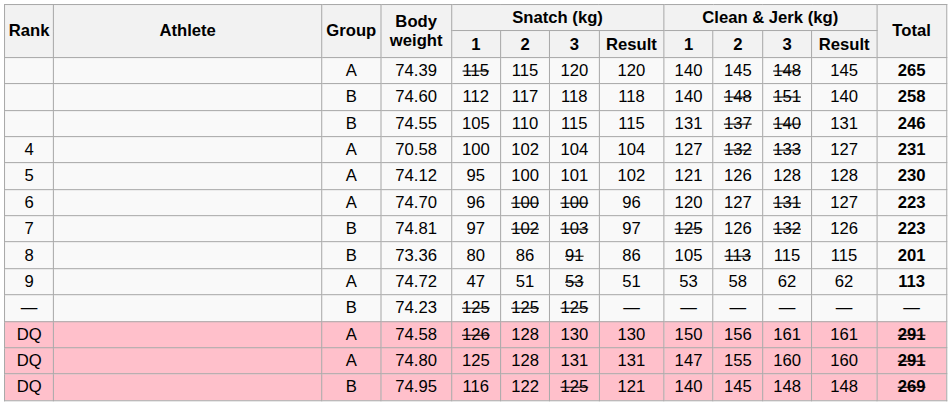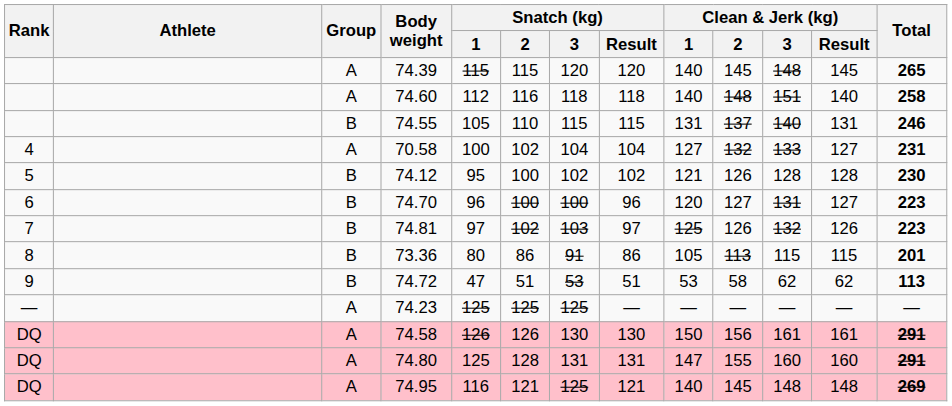(351, 96) B -> (351, 96) A
(525, 96) 117 -> (525, 96) 116
(351, 176) A -> (351, 176) B
(574, 176) 101 -> (574, 176) 102
(351, 202) A -> (351, 202) B
(351, 281) A -> (351, 281) B
(351, 307) B -> (351, 307) A
(525, 334) 128 -> (525, 334) 126
(351, 387) B -> (351, 387) A
(525, 387) 122 -> (525, 387) 121
